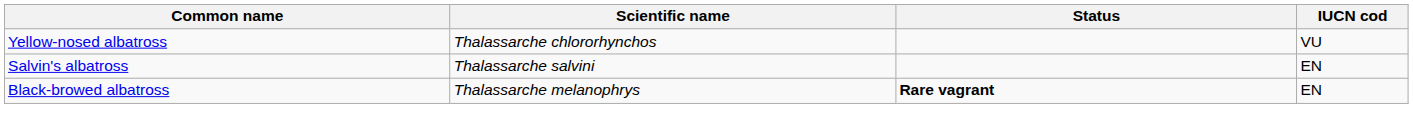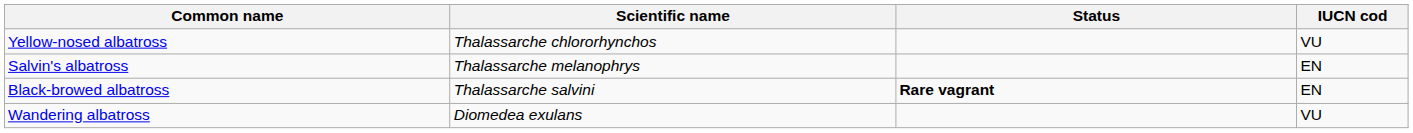(524, 66) Thalassarche salvini -> (547, 66) Thalassarche melanophrys
(547, 90) Thalassarche melanophrys -> (524, 90) Thalassarche salvini
+ row: (79, 115)
